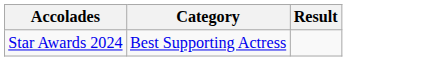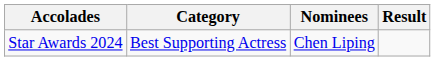+ column: (334, 17)
